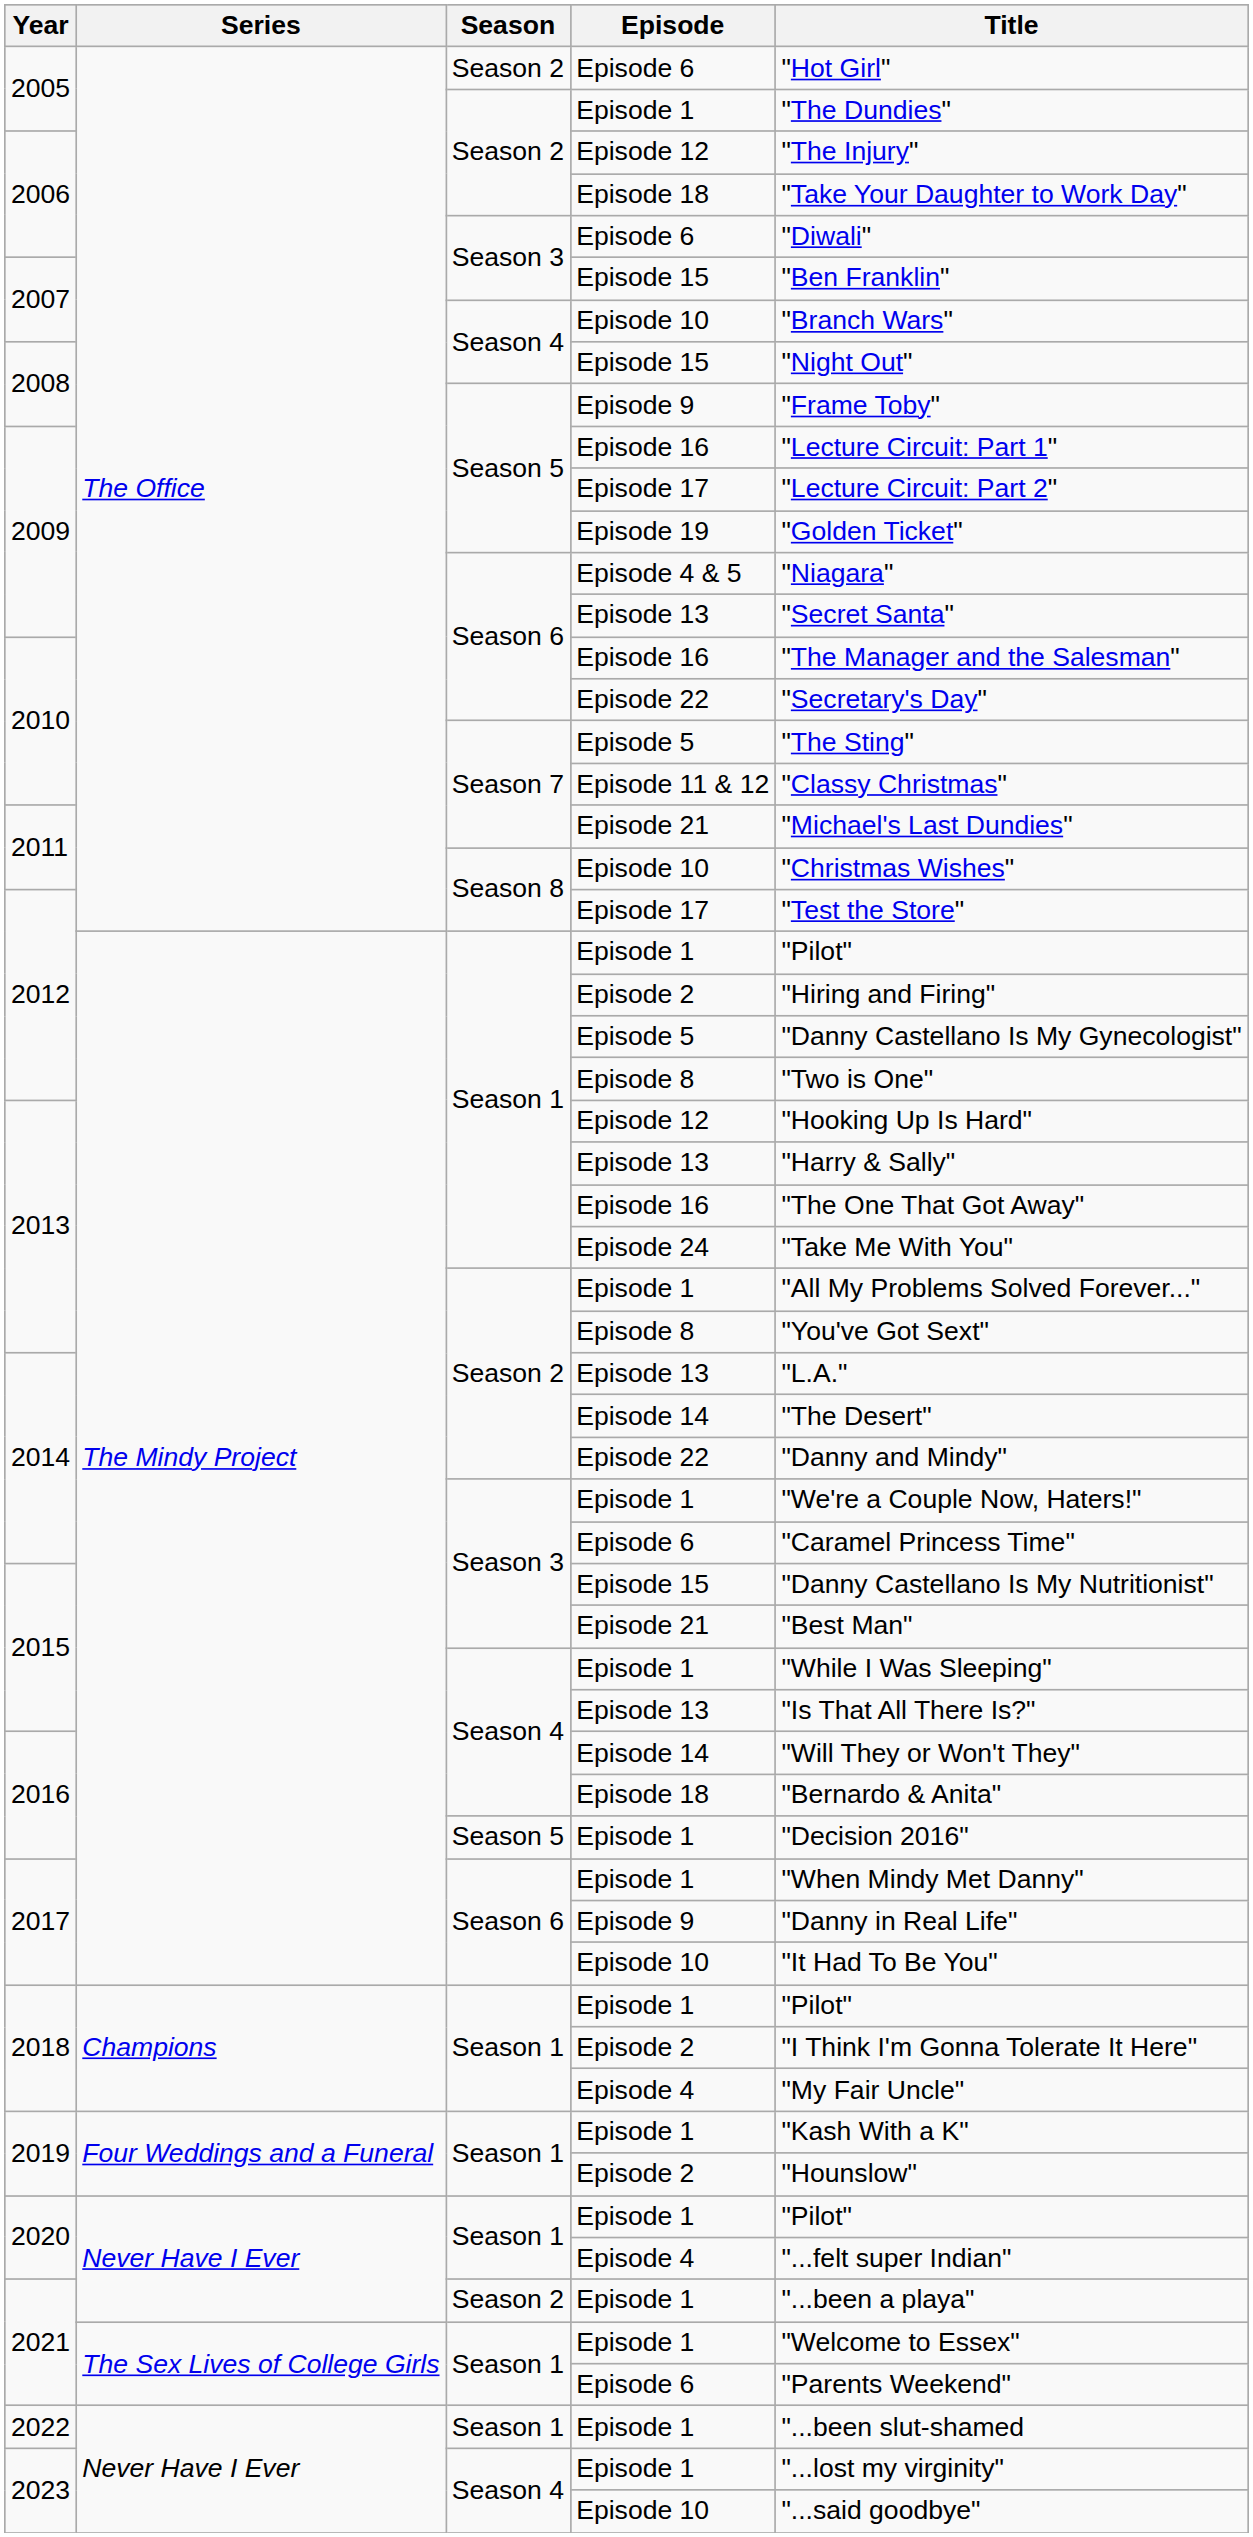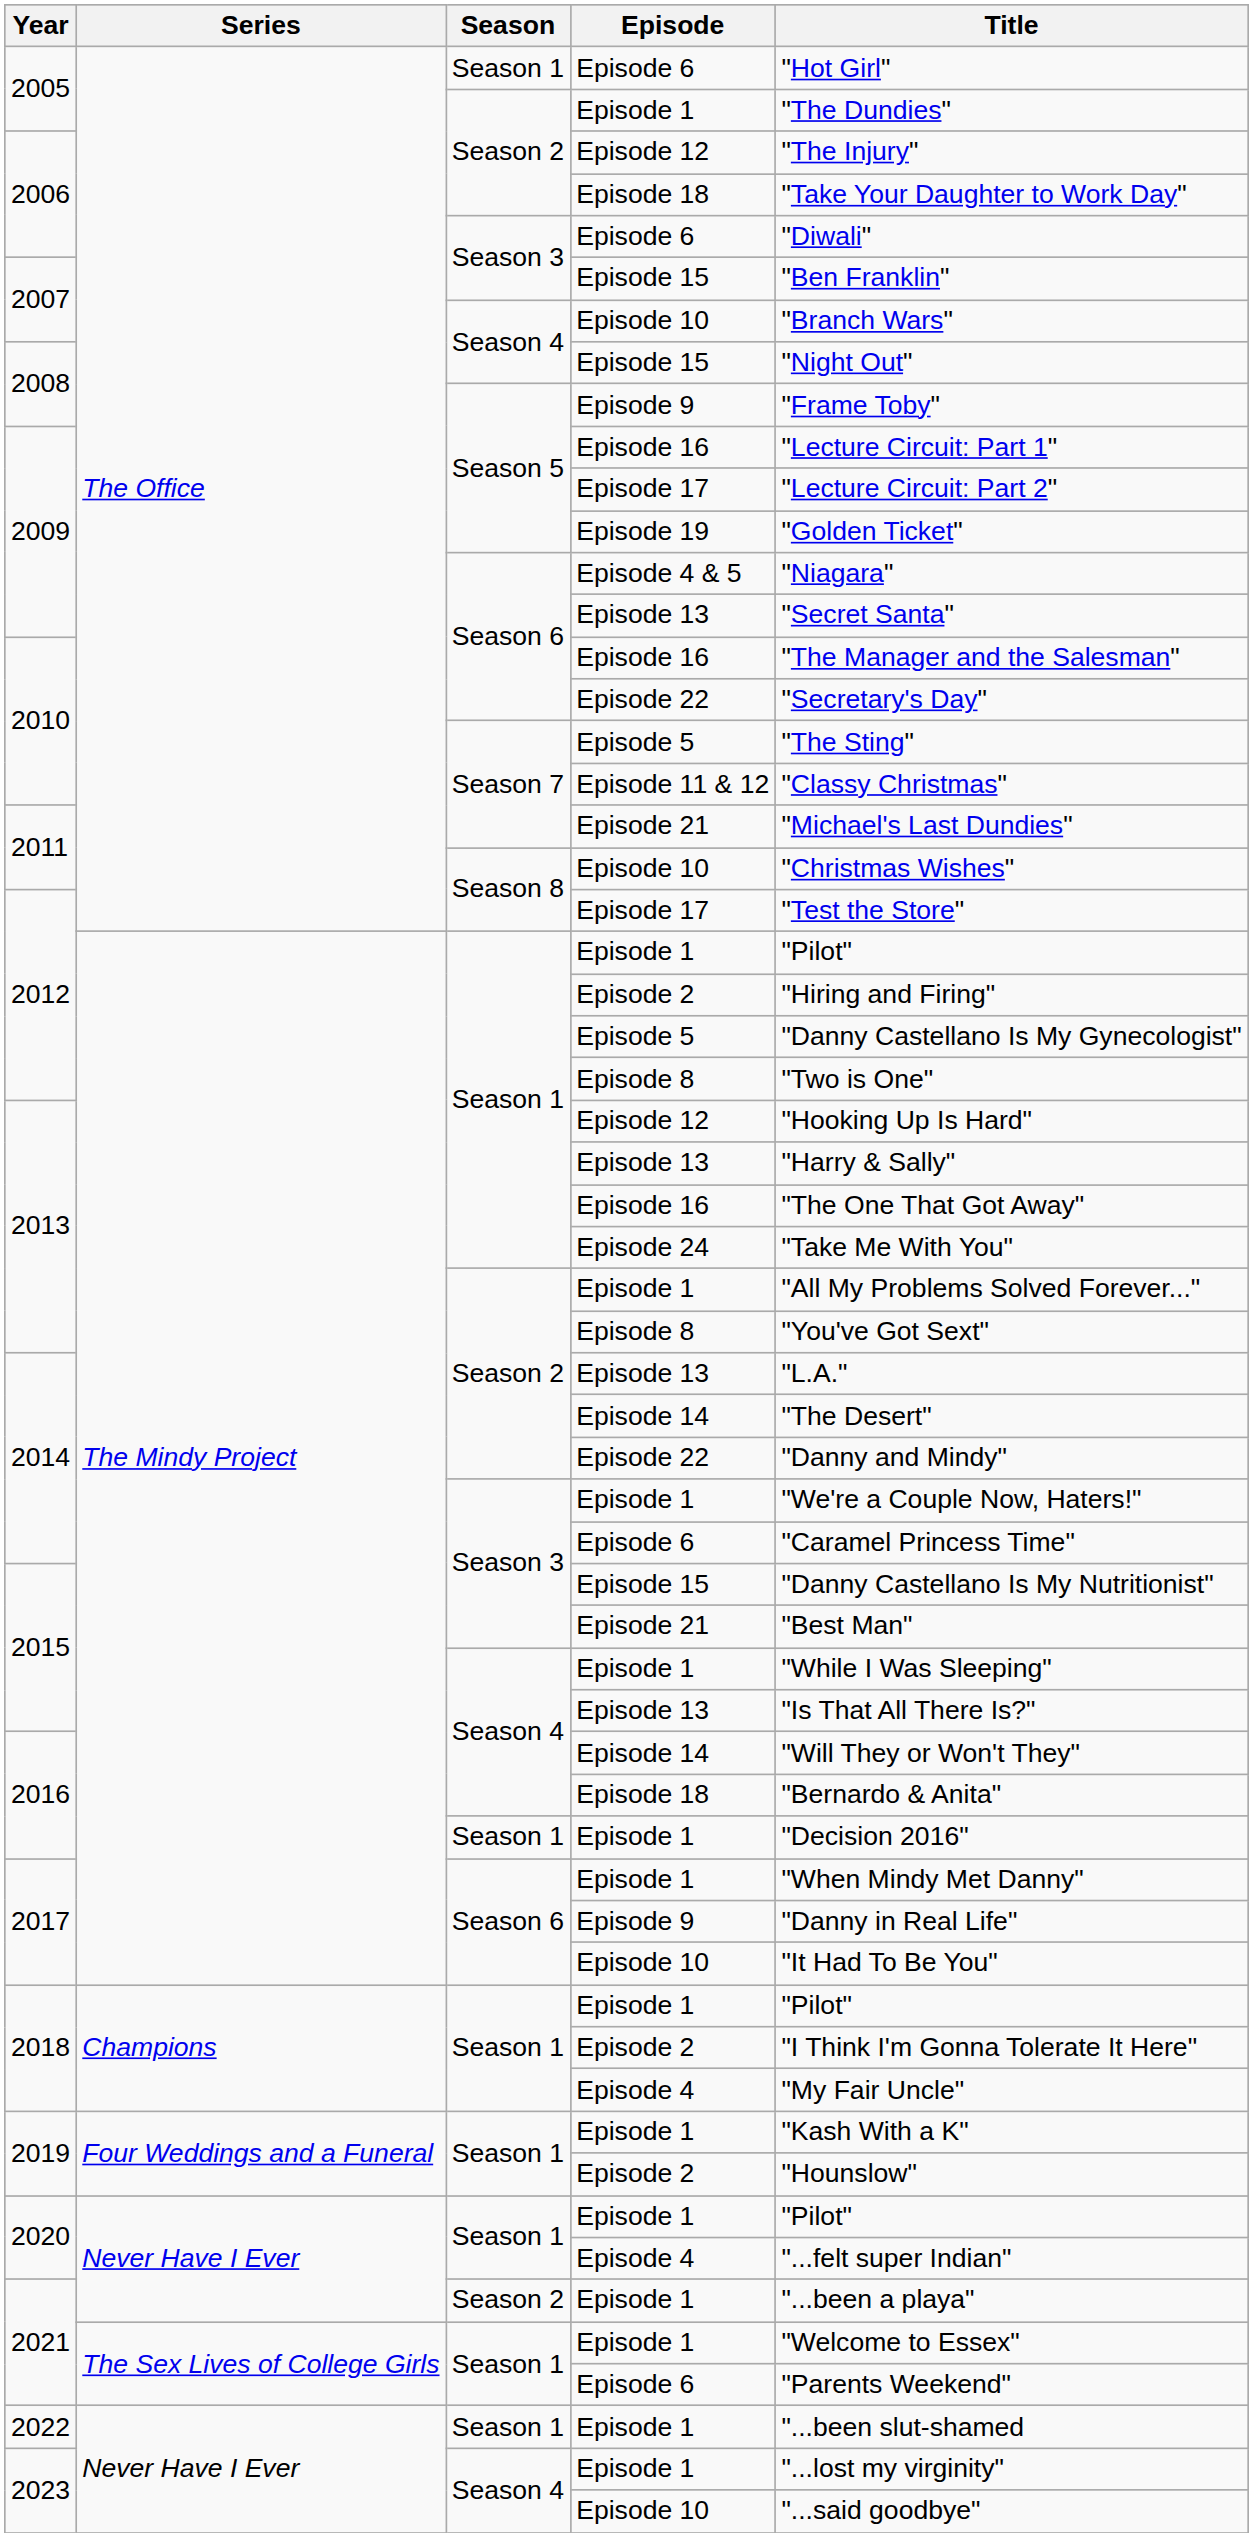(508, 67) Season 2 -> (508, 67) Season 1
(508, 1836) Season 5 -> (508, 1836) Season 1
